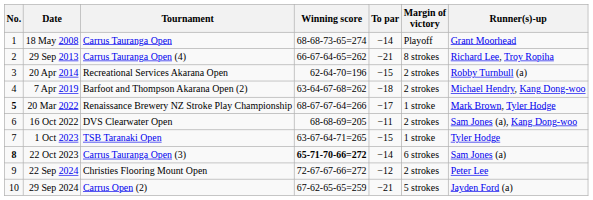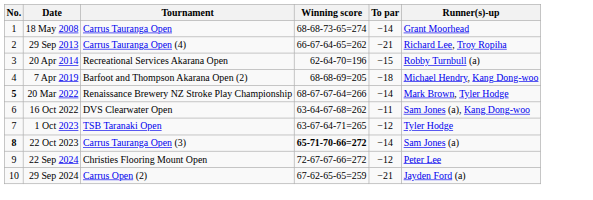- column: (425, 18)
(332, 89) 63-64-67-68=262 -> (338, 77) 68-68-69=205
(385, 105) −17 -> (385, 94) −14
(338, 122) 68-68-69=205 -> (332, 110) 63-64-67-68=262
(385, 138) −15 -> (385, 126) −12
